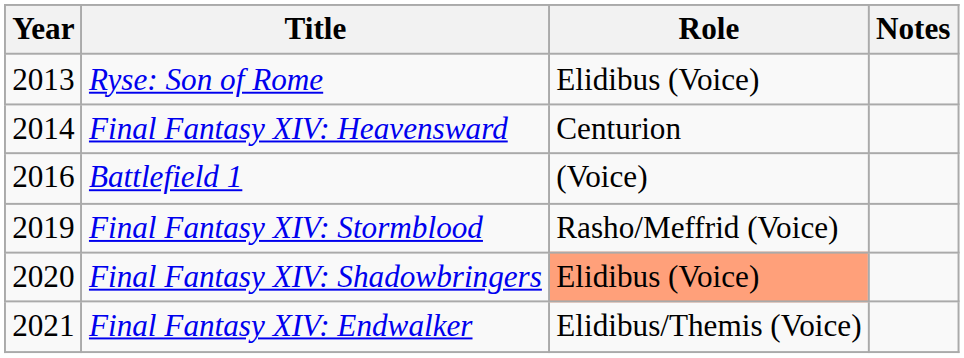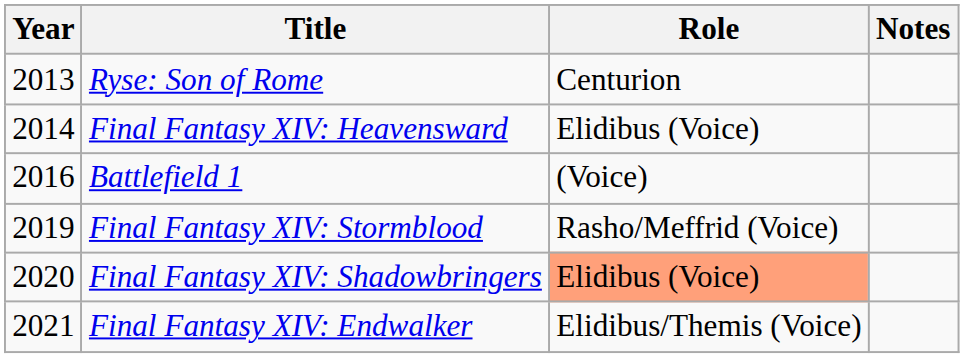(658, 78) Elidibus (Voice) -> (619, 78) Centurion
(619, 128) Centurion -> (658, 128) Elidibus (Voice)
